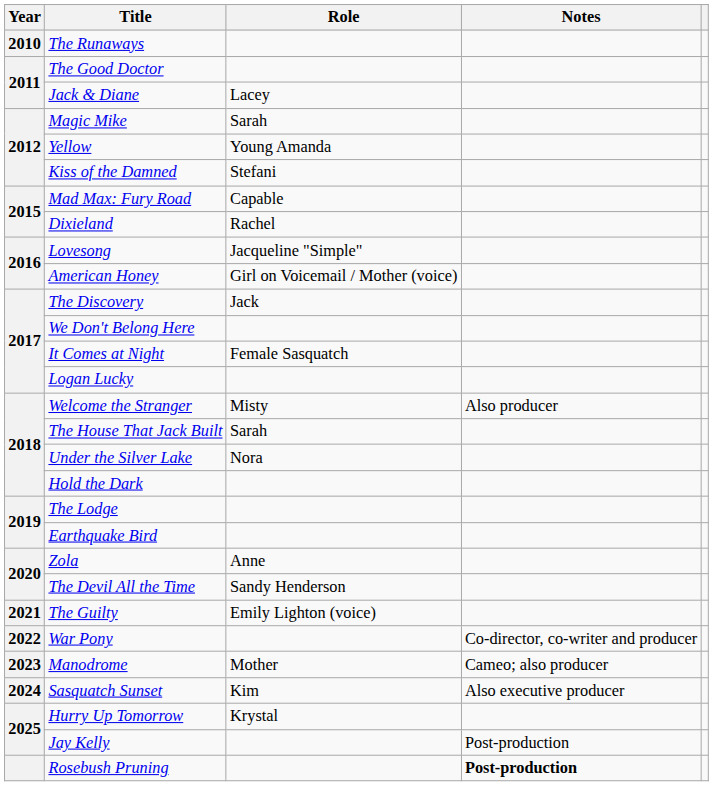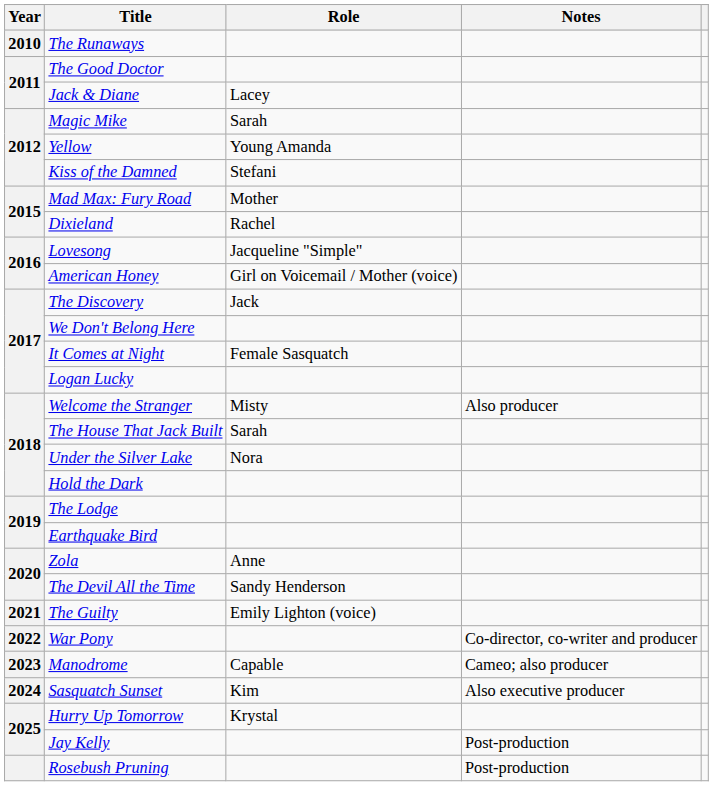(257, 198) Capable -> (254, 198) Mother
(254, 664) Mother -> (257, 664) Capable
(521, 768) bold -> (517, 768) normal
